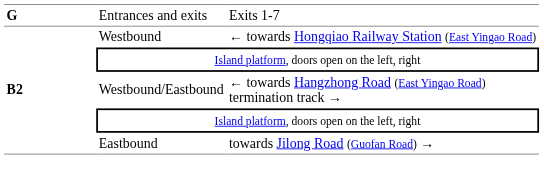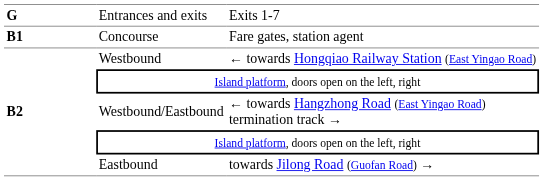+ row: (129, 37)
